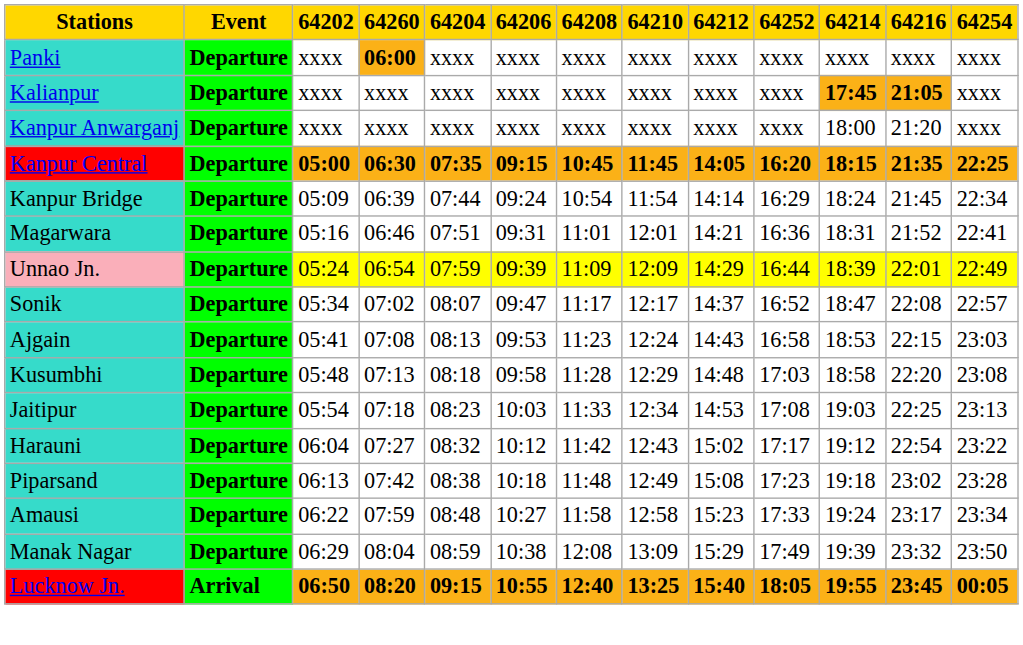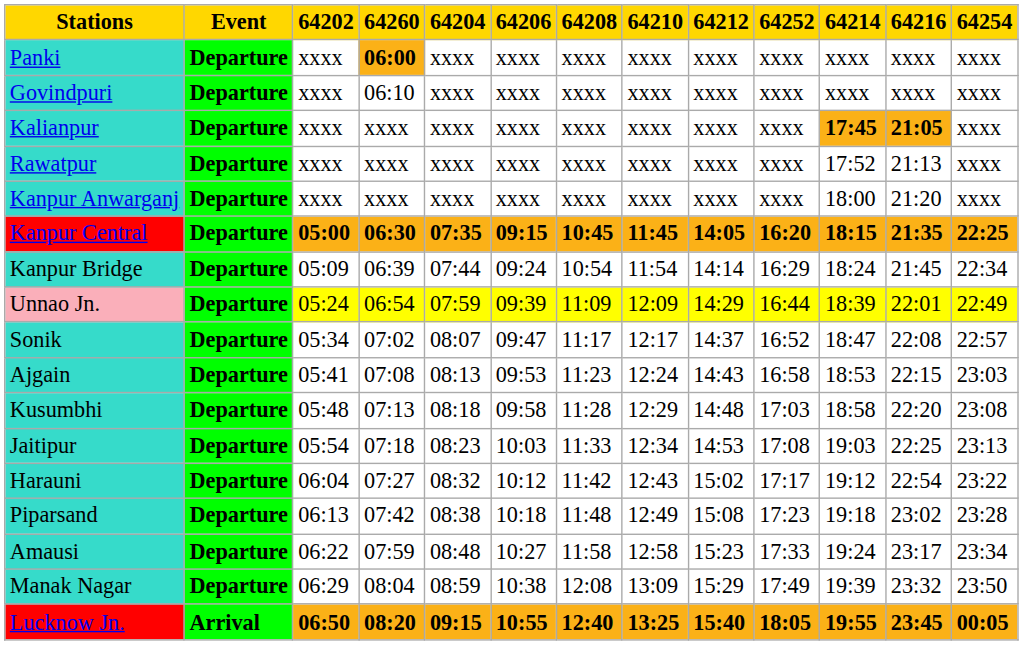+ row: (61, 92)
+ row: (53, 163)
- row: (60, 233)
